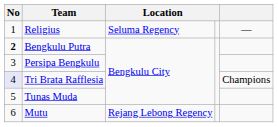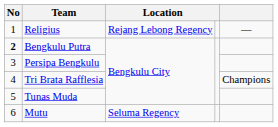(144, 29) Seluma Regency -> (160, 29) Rejang Lebong Regency
(13, 79) lavender background -> (13, 79) no background
(160, 113) Rejang Lebong Regency -> (144, 113) Seluma Regency
